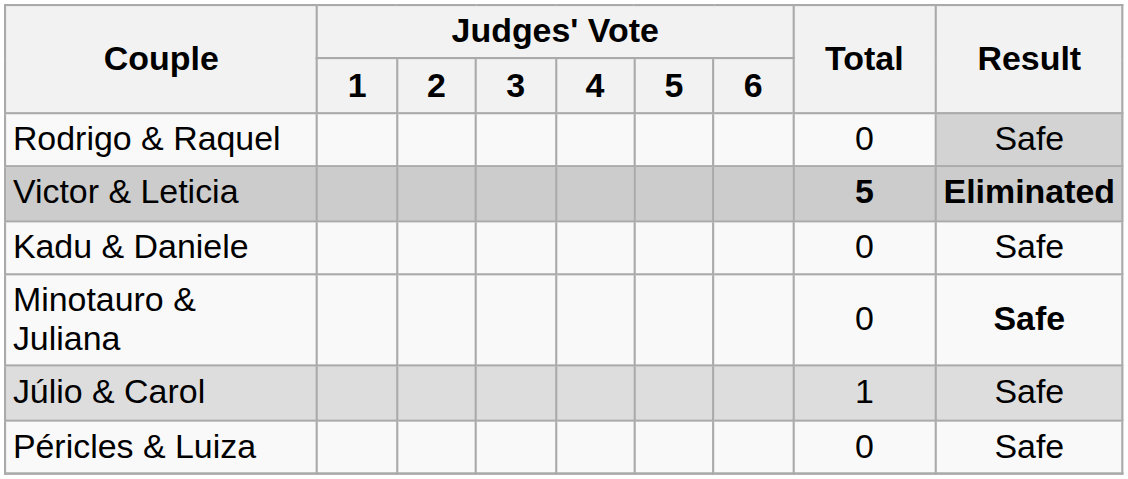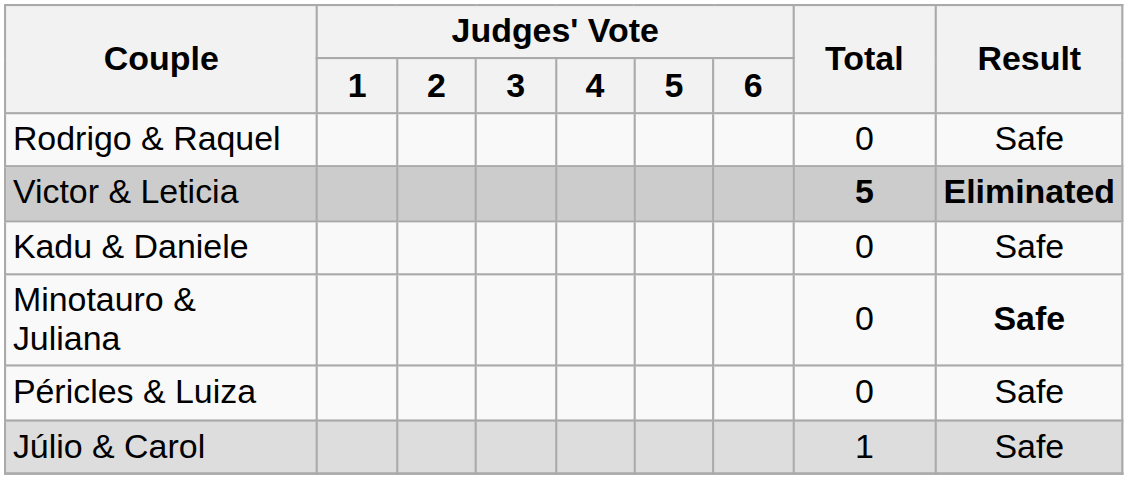(1029, 138) lightgrey background -> (1029, 138) no background
rows swapped: (134, 446) <-> (109, 392)
